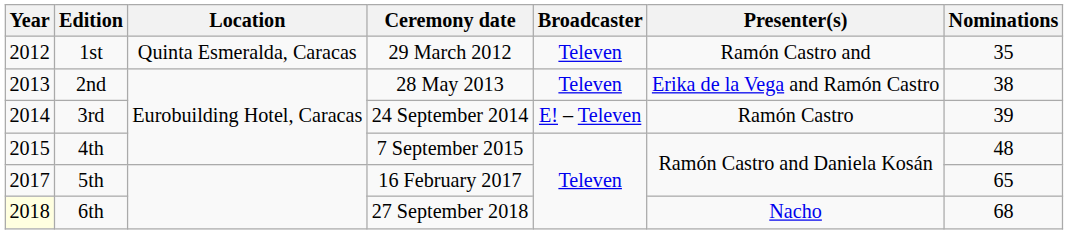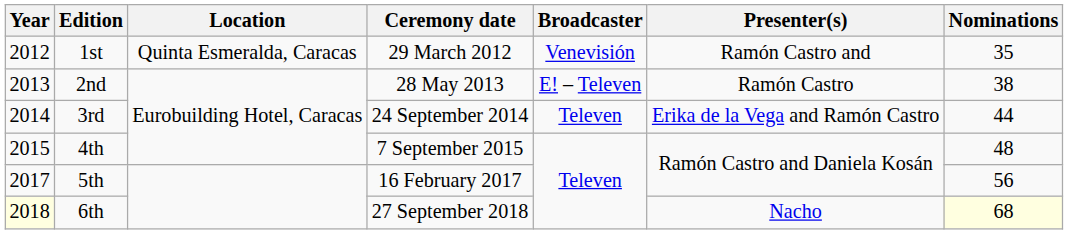(590, 52) Televen -> (590, 52) Venevisión
(590, 84) Televen -> (590, 84) E! – Televen
(796, 84) Erika de la Vega and Ramón Castro -> (796, 84) Ramón Castro
(590, 116) E! – Televen -> (590, 116) Televen
(796, 116) Ramón Castro -> (796, 116) Erika de la Vega and Ramón Castro
(1003, 116) 39 -> (1003, 116) 44
(1003, 180) 65 -> (1003, 180) 56
(1003, 212) no background -> (1003, 212) lightyellow background
